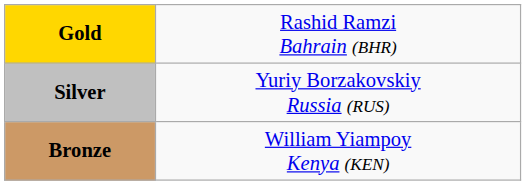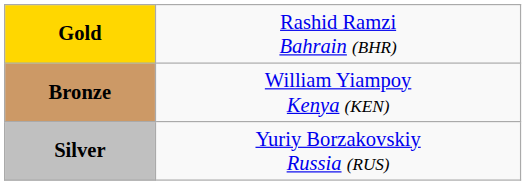rows swapped: (80, 91) <-> (80, 150)
